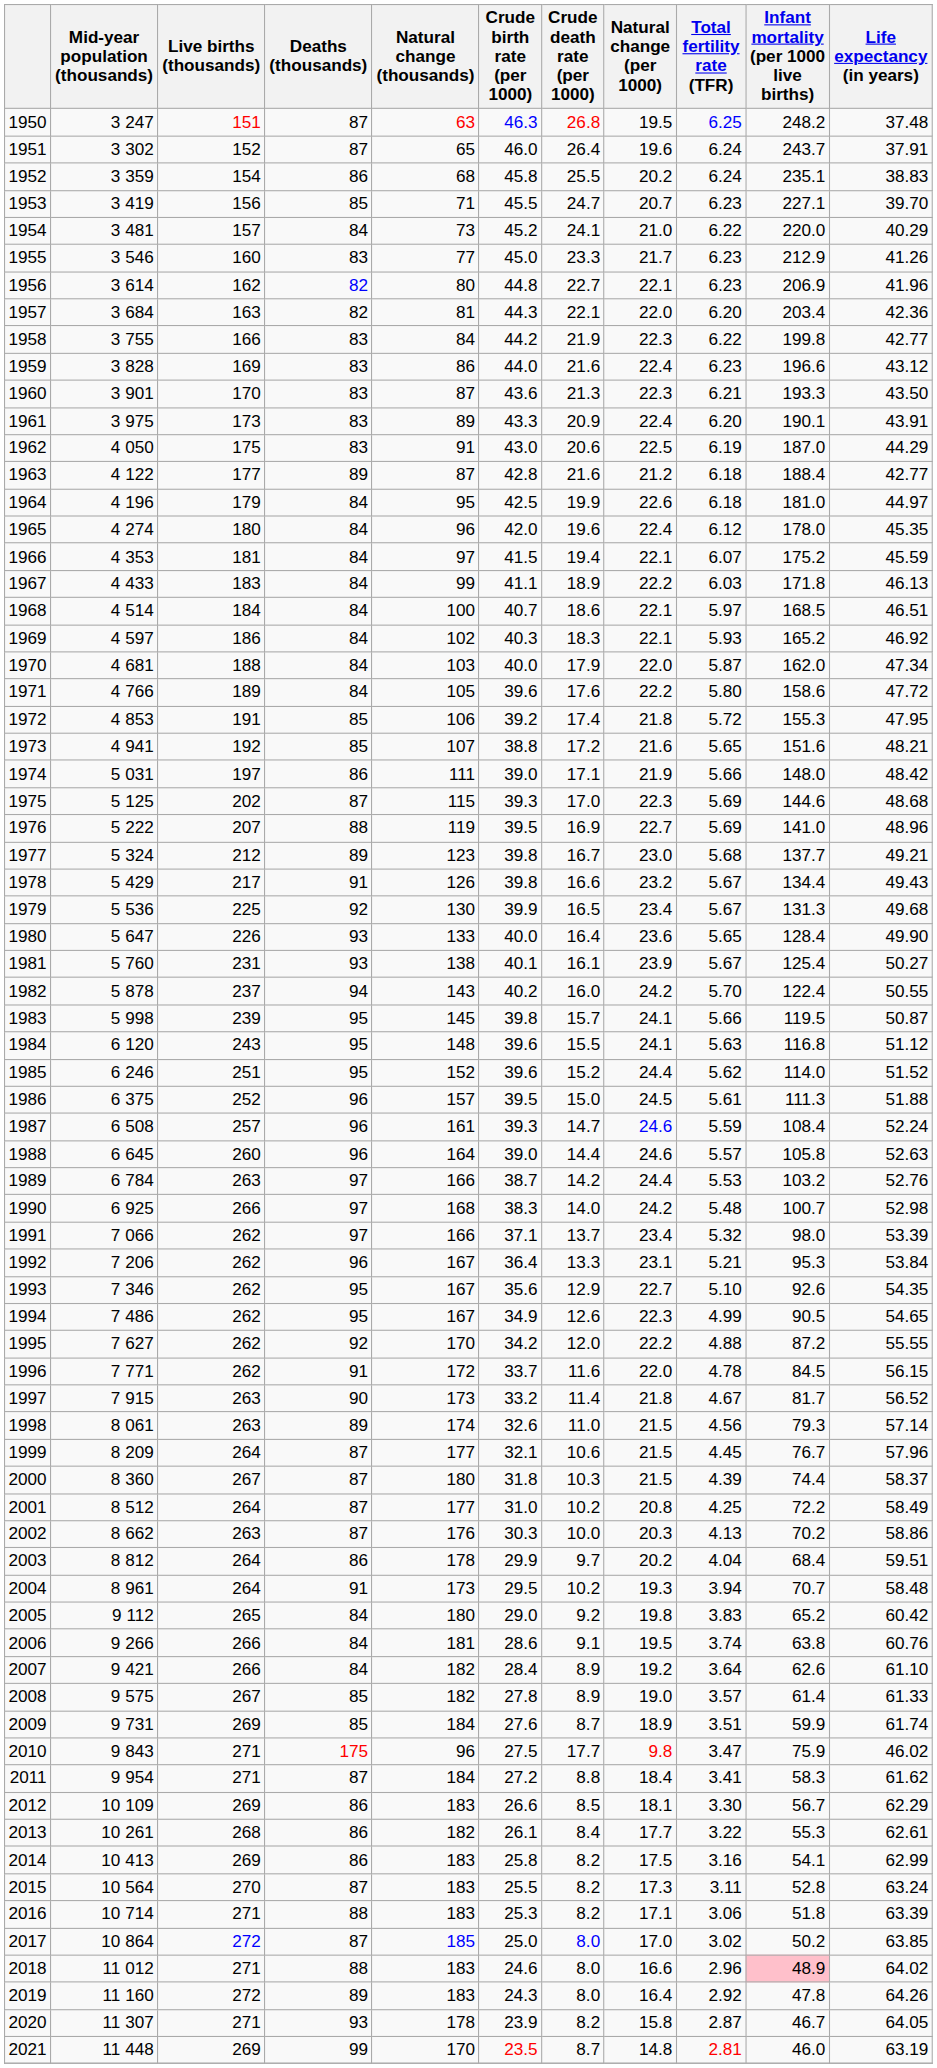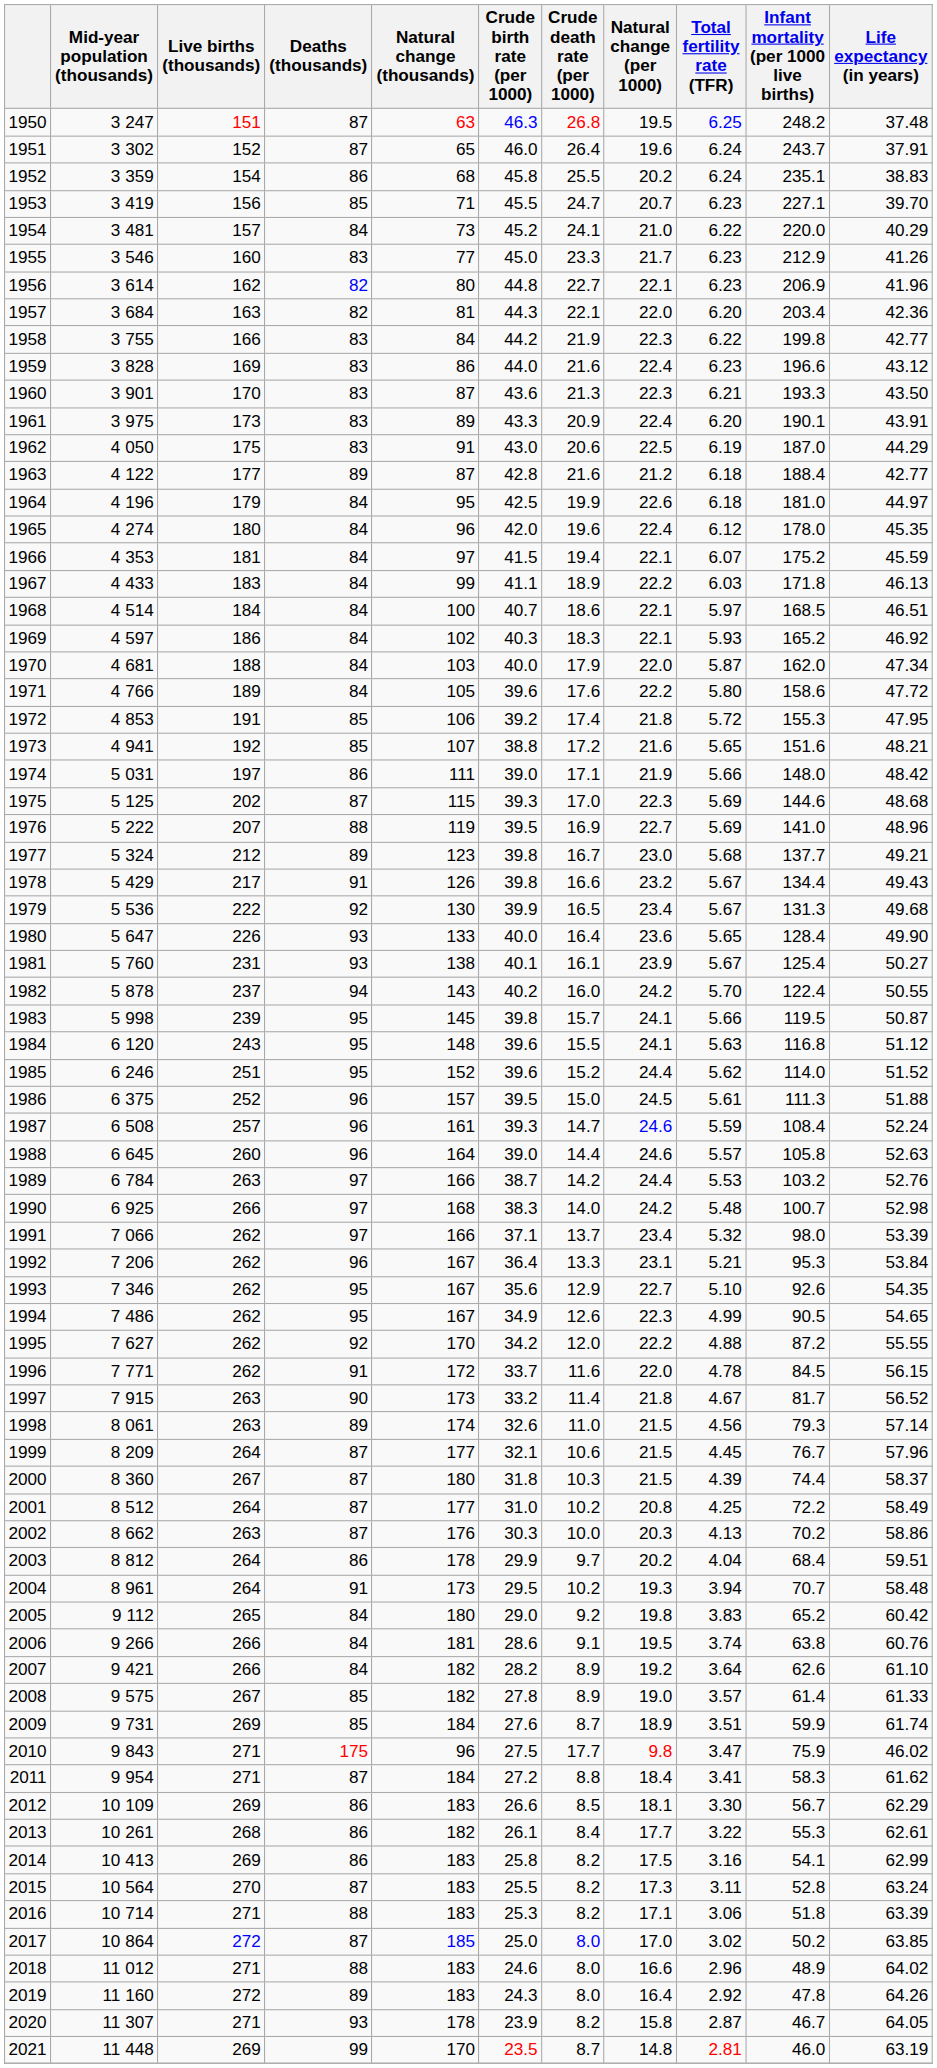(242, 909) 225 -> (242, 909) 222
(521, 1669) 28.4 -> (521, 1669) 28.2
(809, 1968) pink background -> (809, 1968) no background
